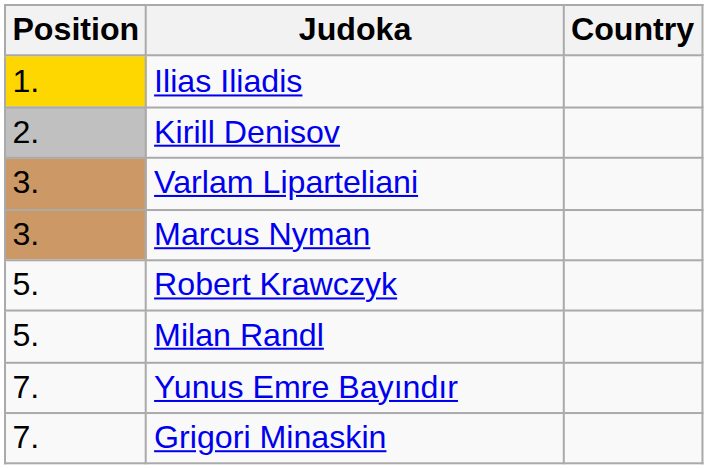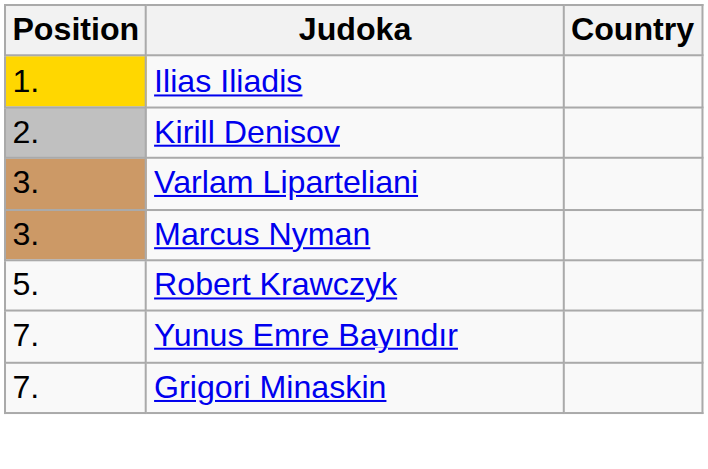- row: (239, 336)
